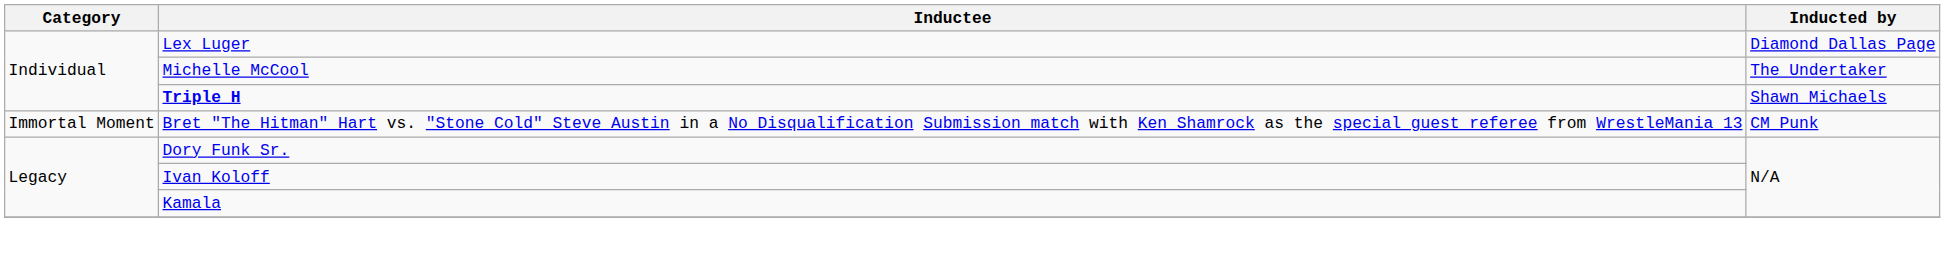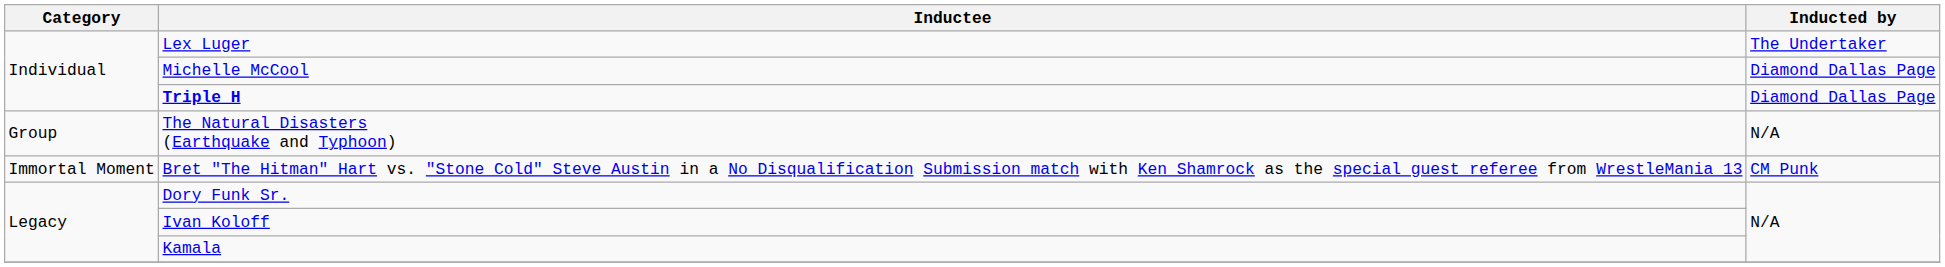(1843, 44) Diamond Dallas Page -> (1818, 44) The Undertaker
(1818, 71) The Undertaker -> (1843, 71) Diamond Dallas Page
(1818, 97) Shawn Michaels -> (1843, 97) Diamond Dallas Page
+ row: (280, 133)
